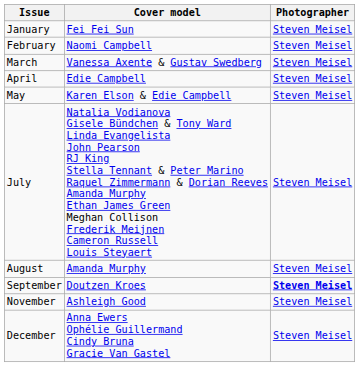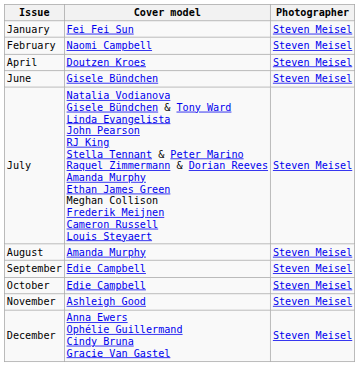- row: (22, 62)
(106, 79) Edie Campbell -> (106, 62) Doutzen Kroes
- row: (16, 95)
+ row: (19, 79)
(106, 285) Doutzen Kroes -> (106, 269) Edie Campbell
(313, 285) bold -> (313, 269) normal
+ row: (28, 285)
